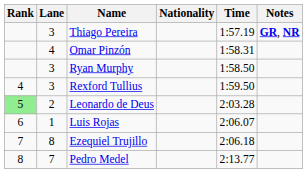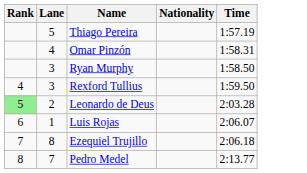- column: (280, 13)
(52, 31) 3 -> (52, 31) 5
